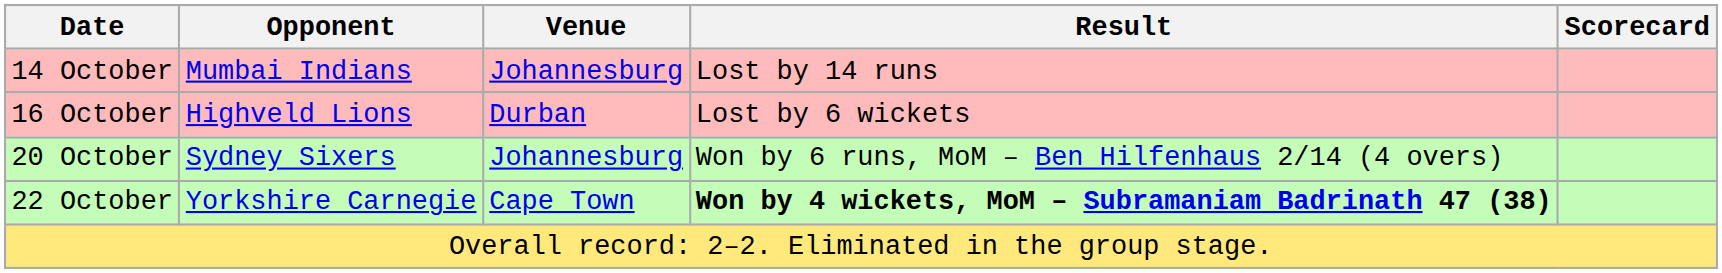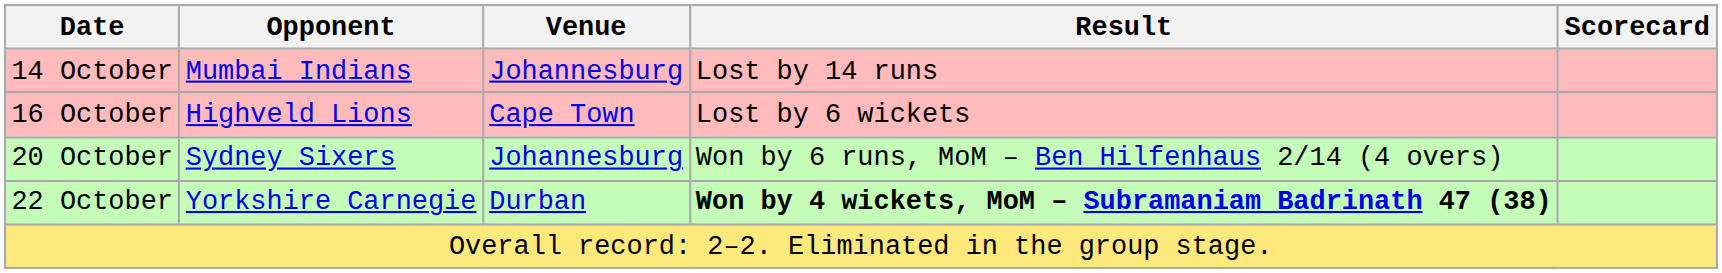(538, 115) Durban -> (562, 115) Cape Town
(562, 202) Cape Town -> (538, 202) Durban
